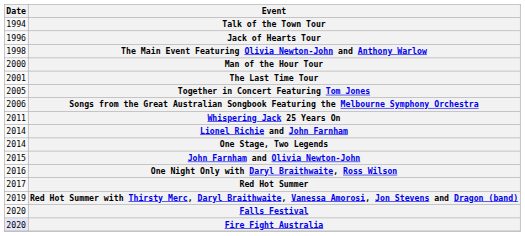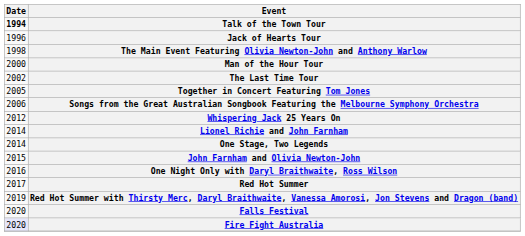(16, 24) normal -> (16, 24) bold
(16, 78) 2001 -> (16, 78) 2002
(16, 118) 2011 -> (16, 118) 2012
